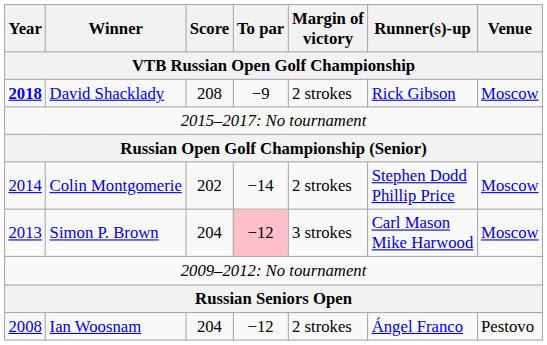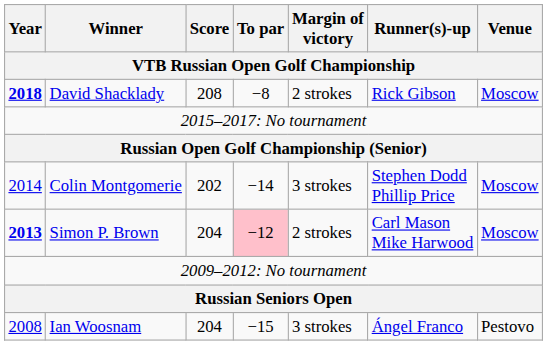(261, 93) −9 -> (261, 93) −8
(322, 186) 2 strokes -> (322, 186) 3 strokes
(25, 233) normal -> (25, 233) bold
(322, 233) 3 strokes -> (322, 233) 2 strokes
(261, 325) −12 -> (261, 325) −15
(322, 325) 2 strokes -> (322, 325) 3 strokes
